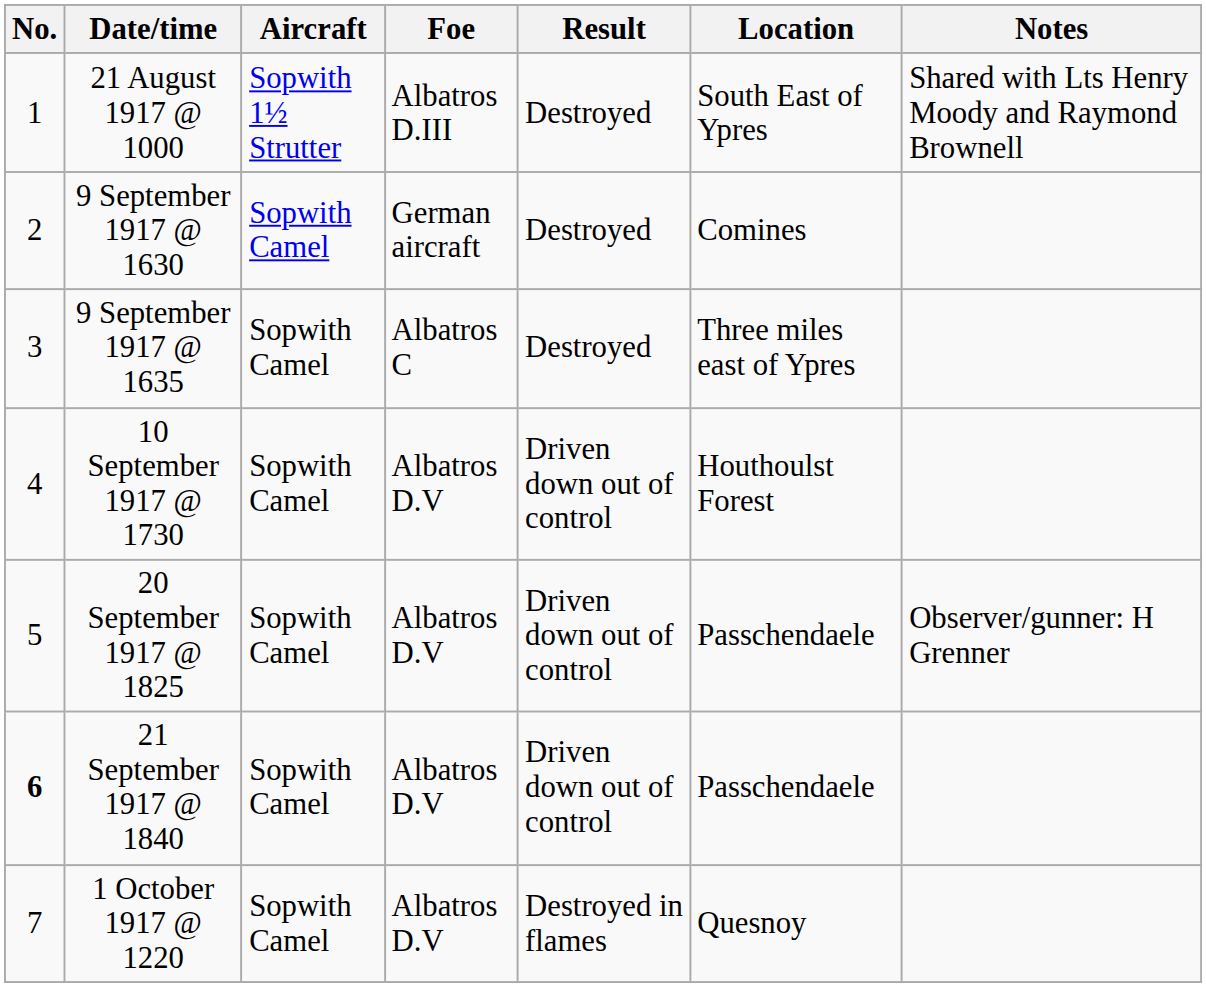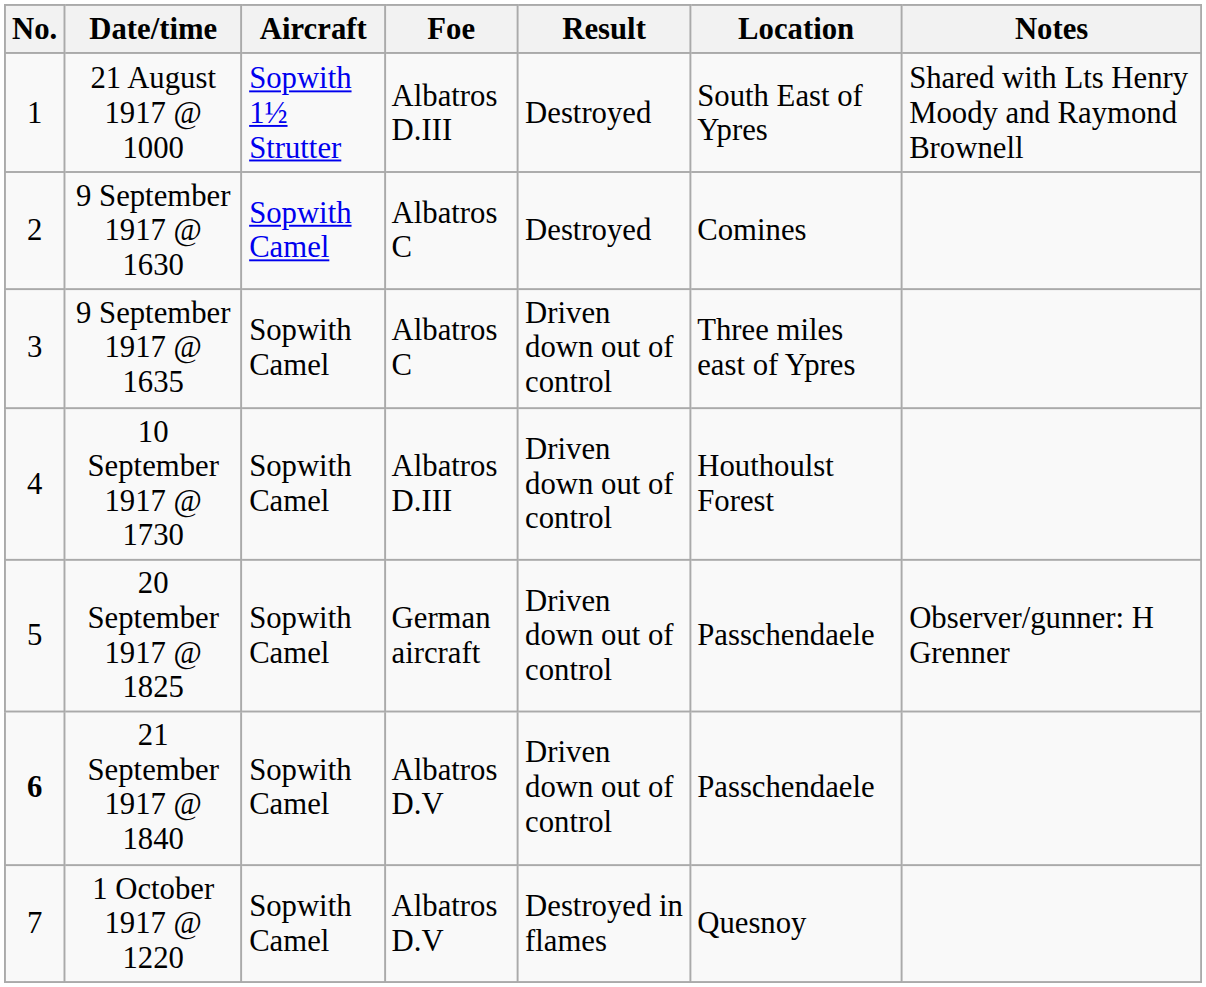(441, 229) German aircraft -> (444, 229) Albatros C
(588, 347) Destroyed -> (599, 347) Driven down out of control
(444, 482) Albatros D.V -> (444, 482) Albatros D.III
(444, 635) Albatros D.V -> (441, 635) German aircraft
